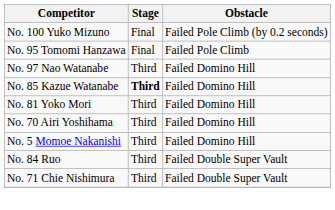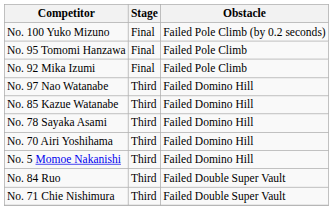+ row: (51, 68)
(145, 86) bold -> (144, 104) normal
- row: (49, 104)
+ row: (57, 123)
